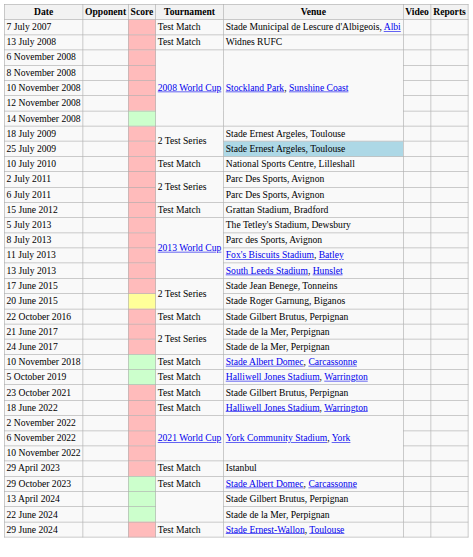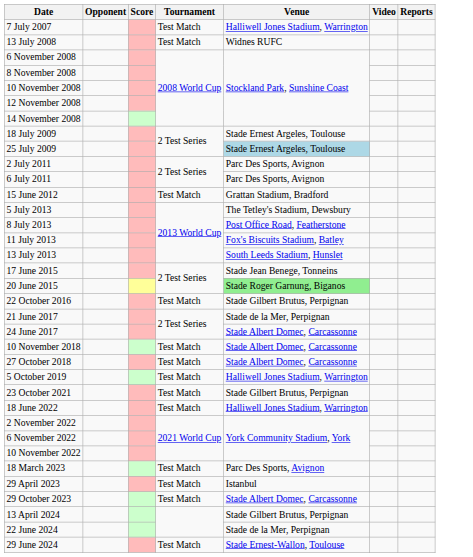(313, 27) Stade Municipal de Lescure d'Albigeois, Albi -> (297, 27) Halliwell Jones Stadium, Warrington
- row: (31, 164)
(274, 240) Parc des Sports, Avignon -> (286, 225) Post Office Road, Featherstone
(285, 301) no background -> (285, 286) lightgreen background
(278, 347) Stade de la Mer, Perpignan -> (291, 331) Stade Albert Domec, Carcassonne
+ row: (39, 362)
+ row: (36, 468)
